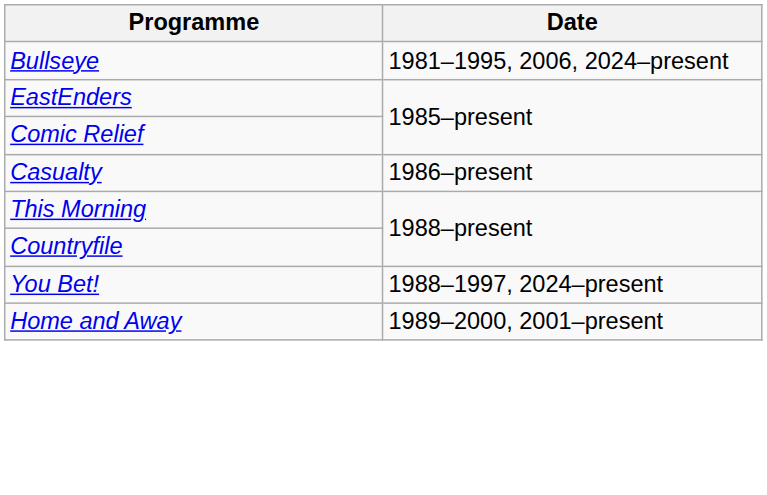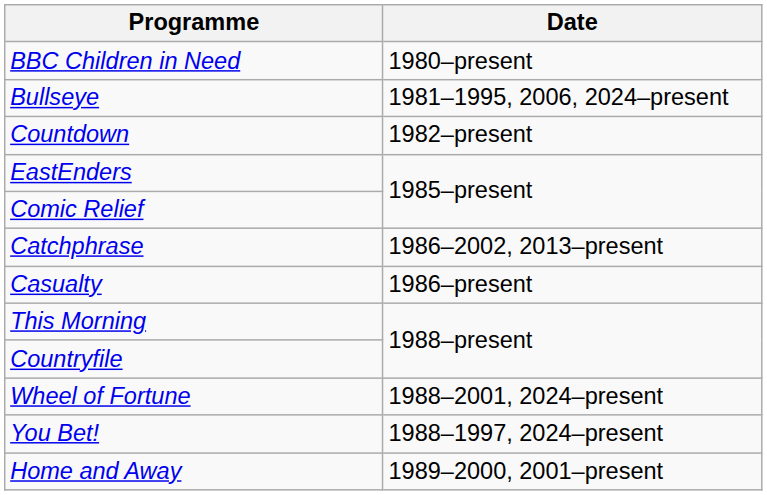+ row: (125, 60)
+ row: (70, 135)
+ row: (77, 246)
+ row: (100, 396)
